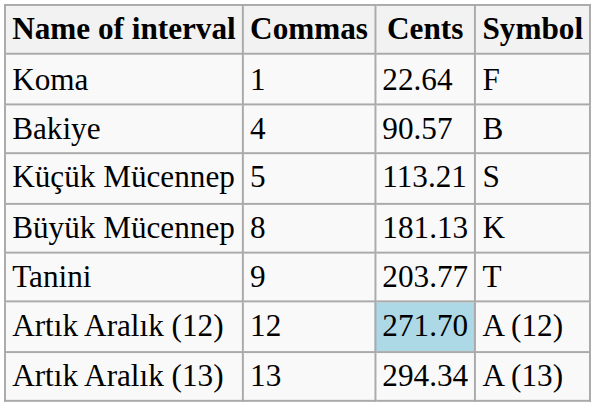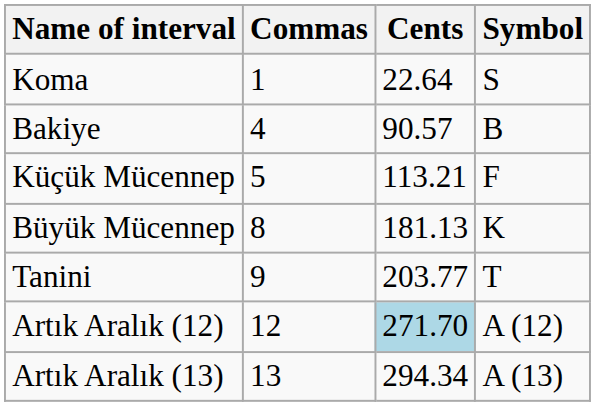(491, 78) F -> (491, 78) S
(491, 177) S -> (491, 177) F
